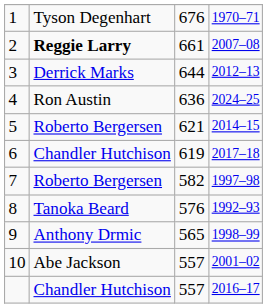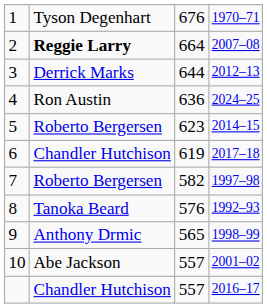(192, 45) 661 -> (192, 45) 664
(192, 126) 621 -> (192, 126) 623
